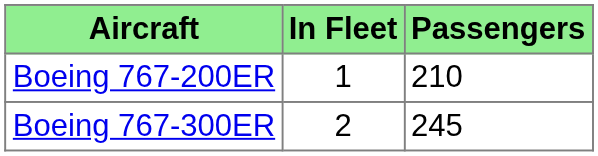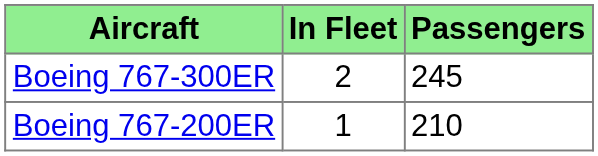rows swapped: (144, 77) <-> (144, 125)
